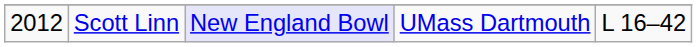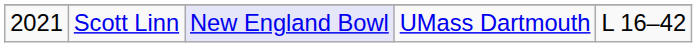(37, 23) 2012 -> (37, 23) 2021
